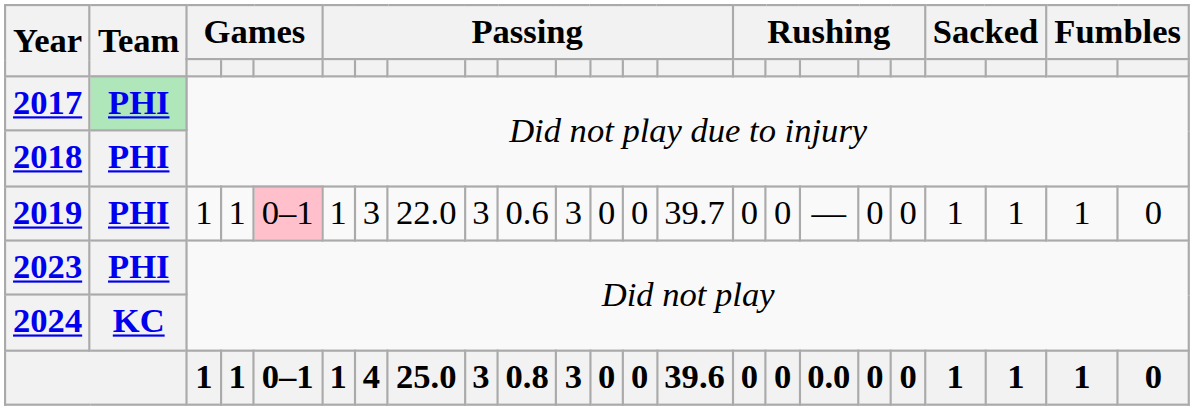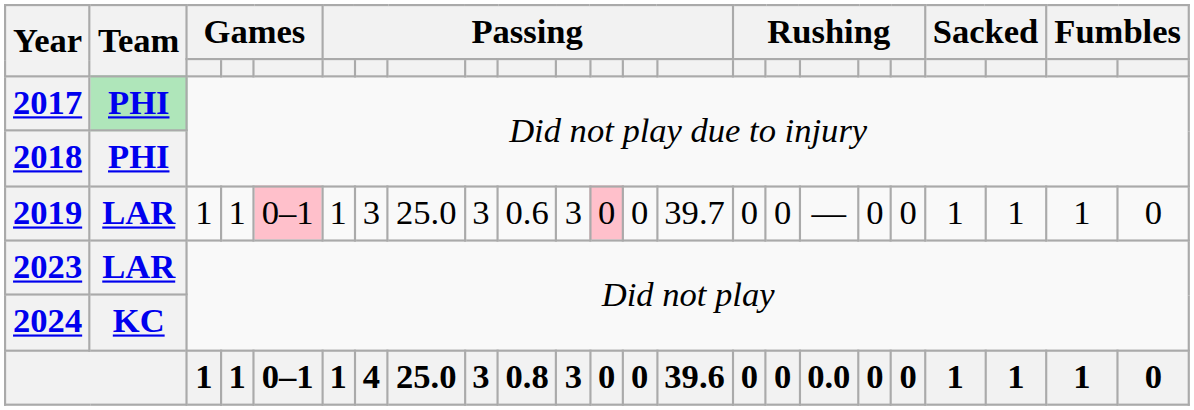(139, 212) PHI -> (139, 212) LAR
(426, 212) 22.0 -> (426, 212) 25.0
(607, 212) no background -> (607, 212) pink background
(139, 267) PHI -> (139, 267) LAR
